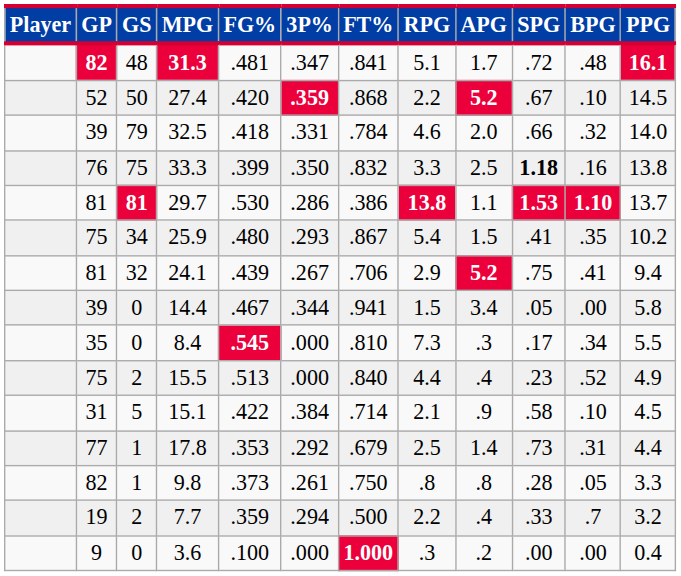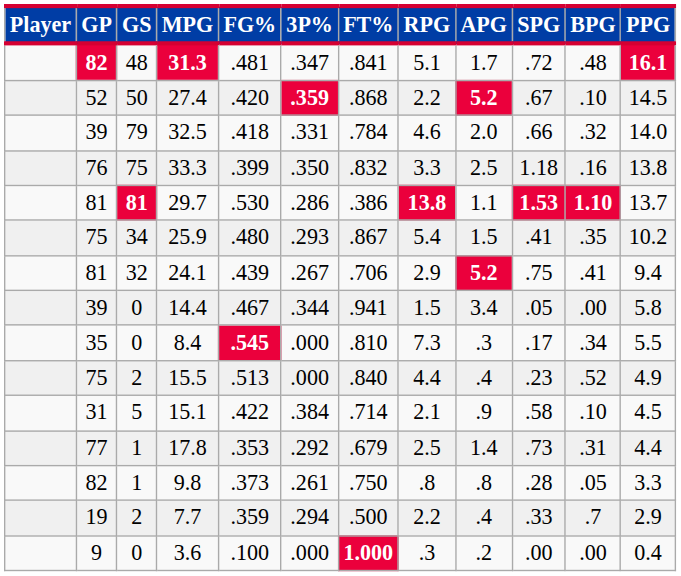(539, 167) bold -> (539, 167) normal
(648, 517) 3.2 -> (648, 517) 2.9
